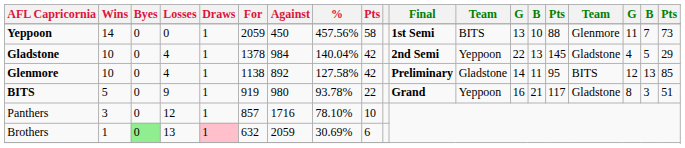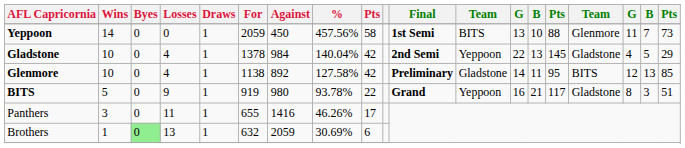(169, 112) 12 -> (169, 112) 11
(250, 112) 857 -> (250, 112) 655
(283, 112) 1716 -> (283, 112) 1416
(334, 112) 78.10% -> (334, 112) 46.26%
(370, 112) 10 -> (370, 112) 17
(205, 132) pink background -> (205, 132) no background
